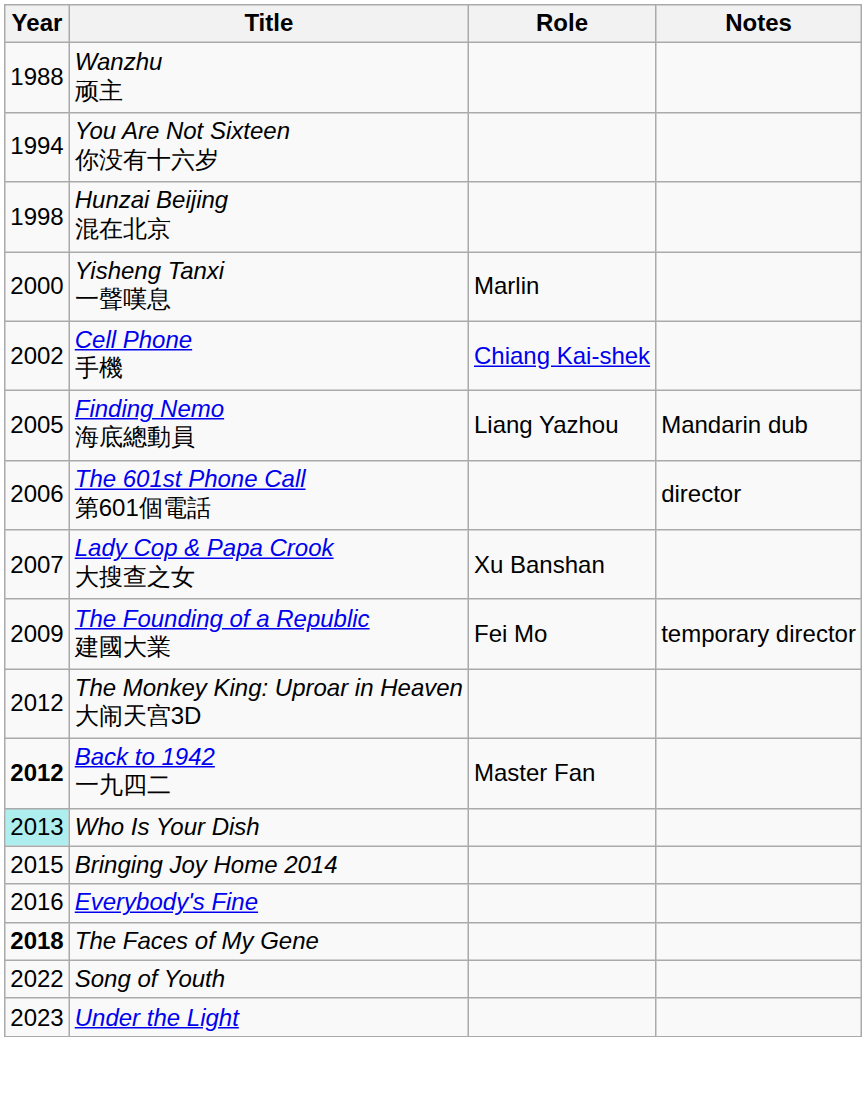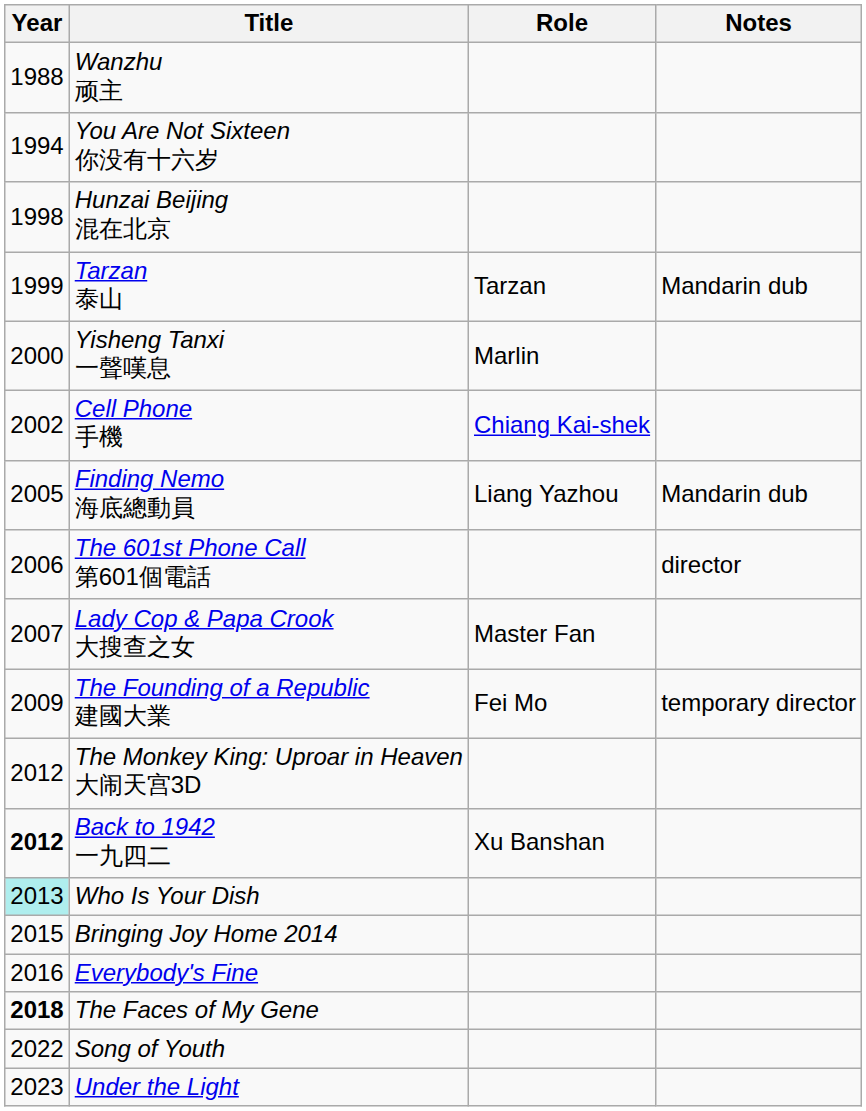+ row: (111, 284)
(539, 564) Xu Banshan -> (535, 633) Master Fan
(535, 772) Master Fan -> (539, 842) Xu Banshan
